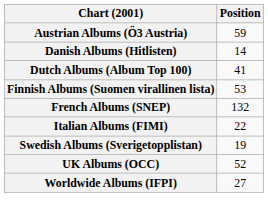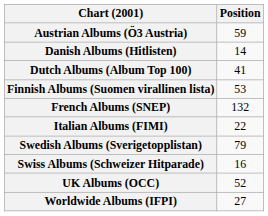(240, 145) 19 -> (240, 145) 79
+ row: (111, 164)
